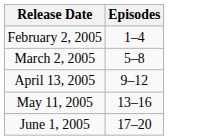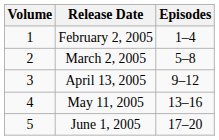+ column: (30, 15)
